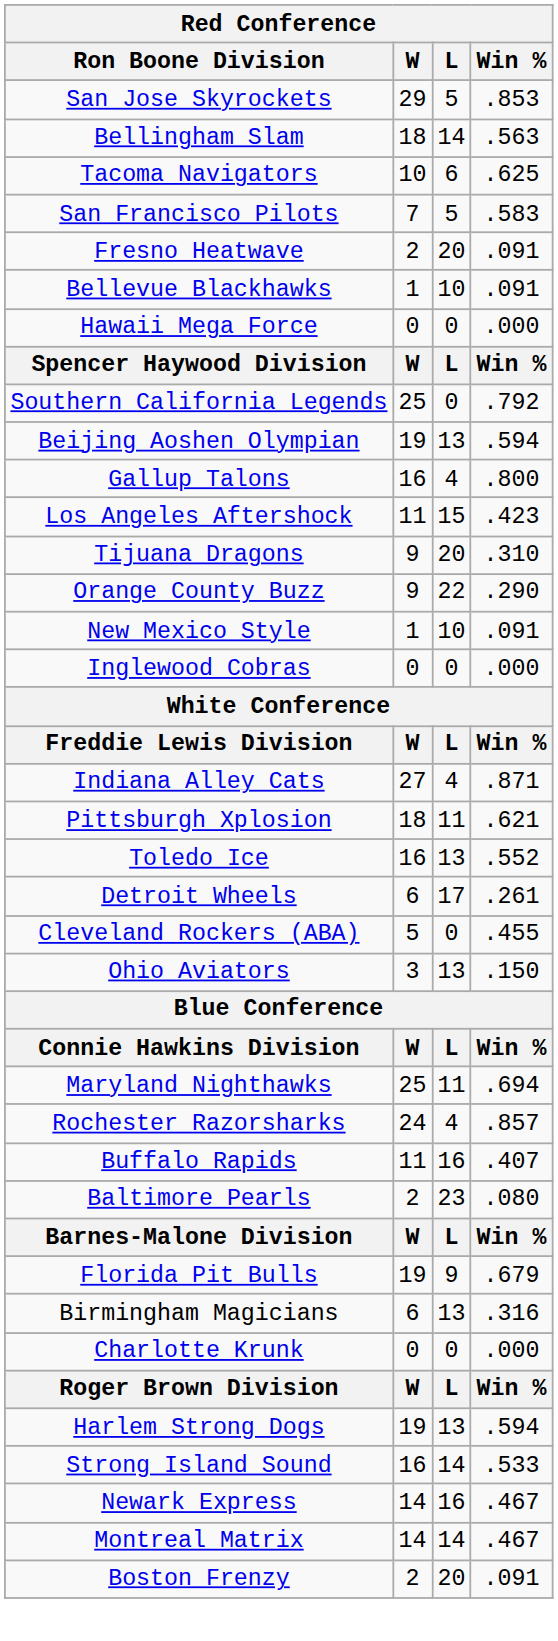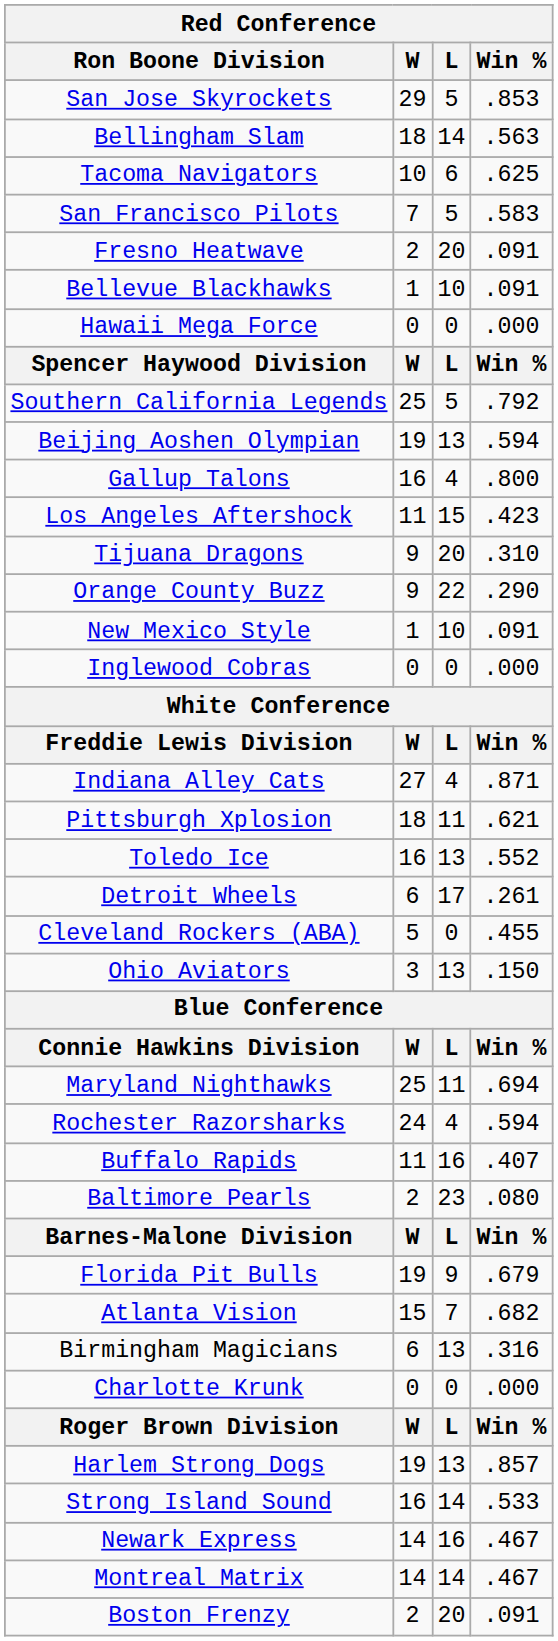(452, 403) 0 -> (452, 403) 5
(511, 1124) .857 -> (511, 1124) .594
+ row: (199, 1313)
(511, 1427) .594 -> (511, 1465) .857
